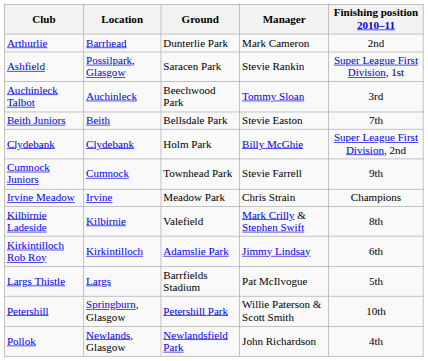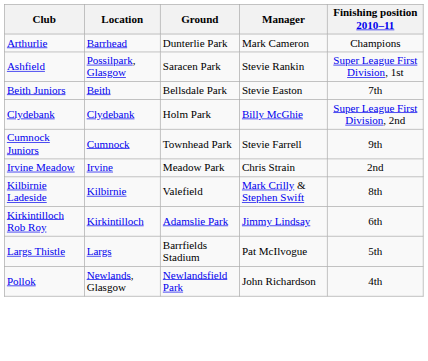(376, 43) 2nd -> (375, 43) Champions
- row: (32, 96)
(376, 197) Champions -> (375, 167) 2nd
- row: (28, 311)
